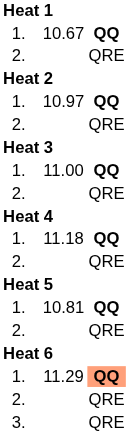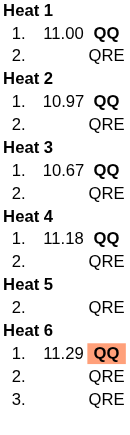rows swapped: (19, 170) <-> (19, 33)
- row: (19, 307)
